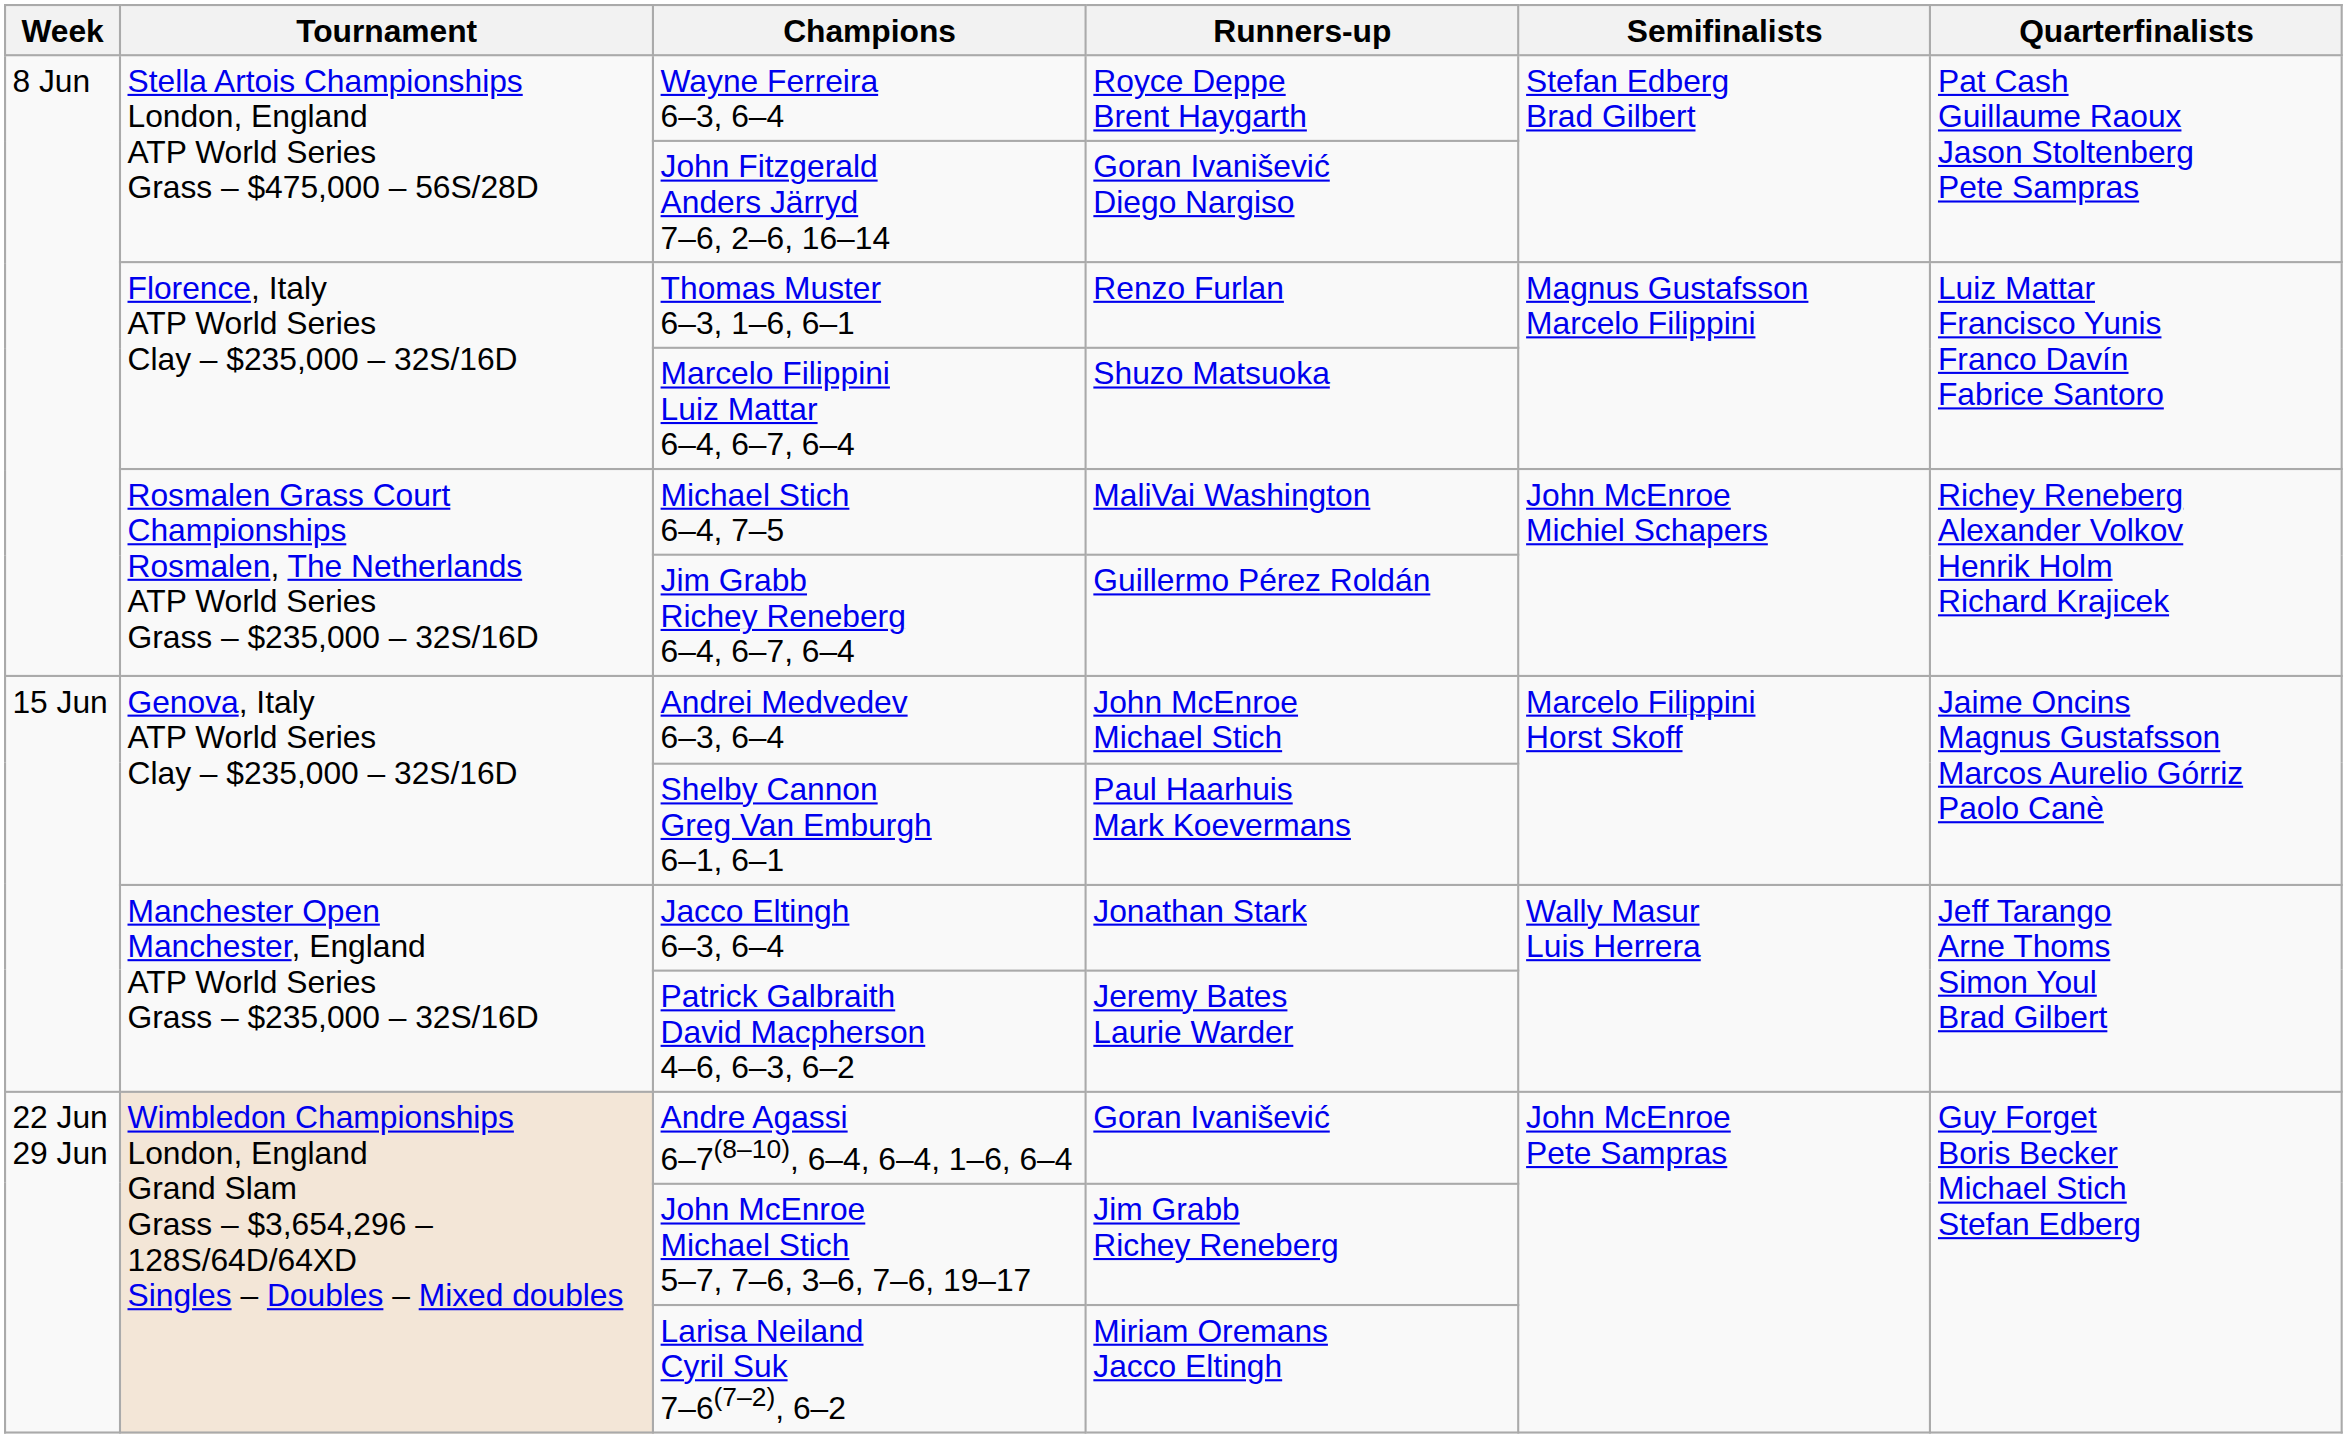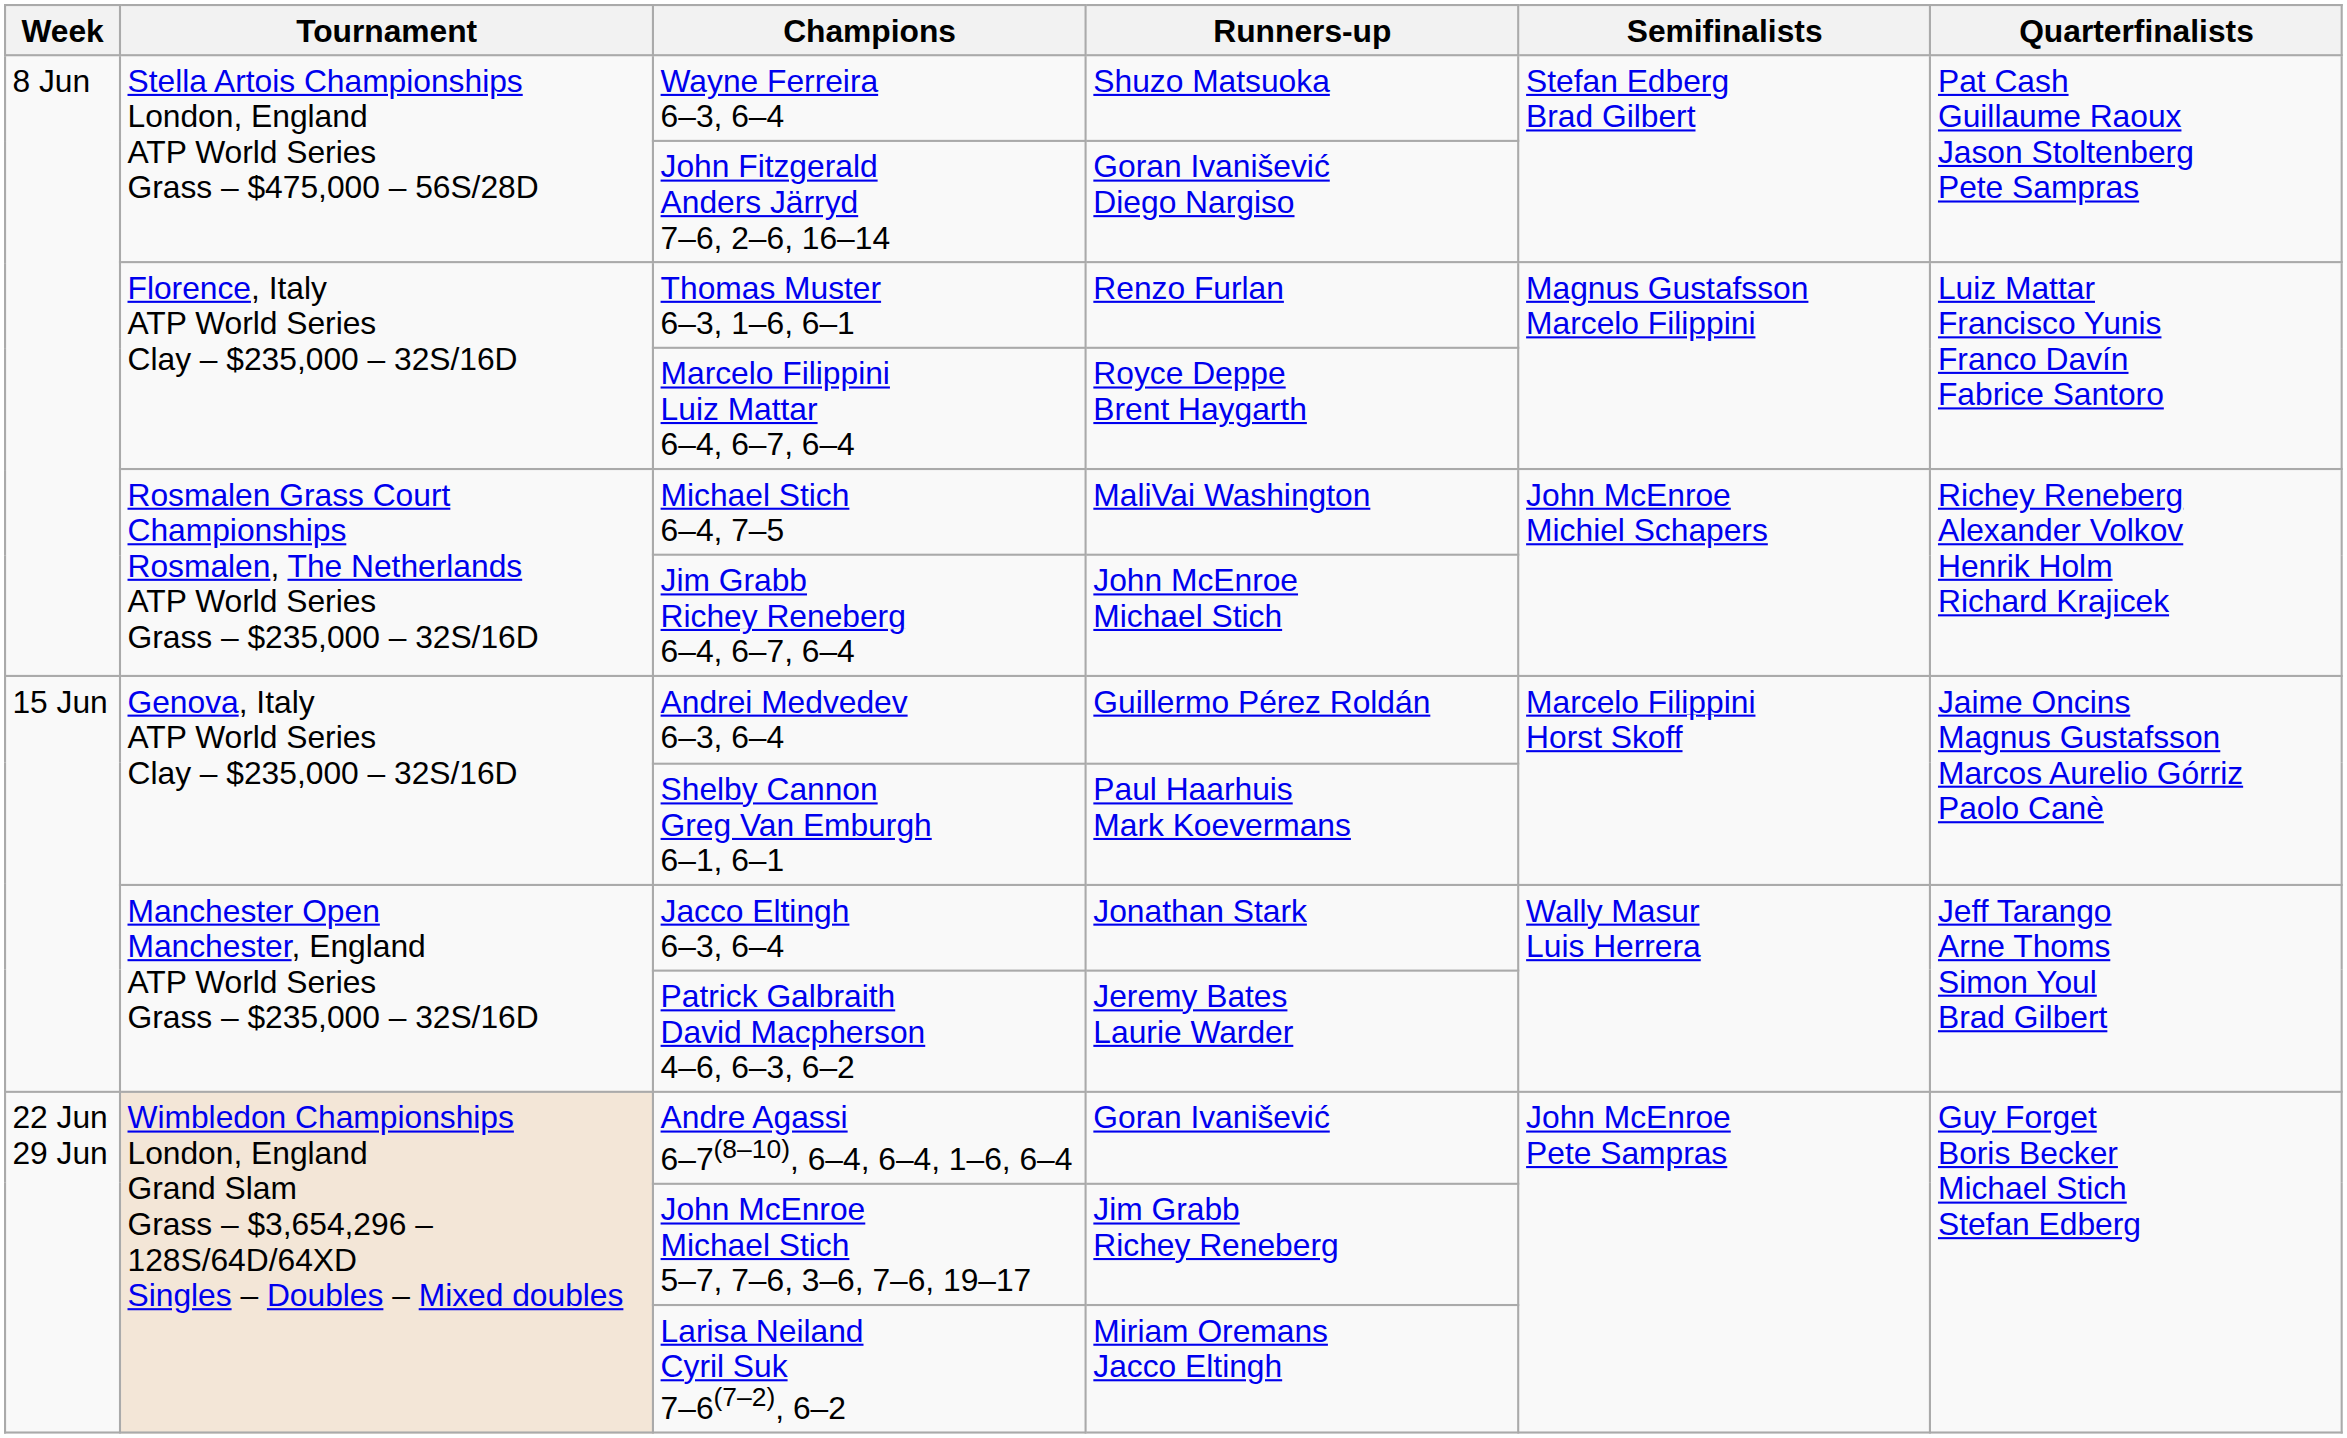(1200, 98) Royce Deppe Brent Haygarth -> (1212, 81) Shuzo Matsuoka
(1212, 374) Shuzo Matsuoka -> (1200, 391) Royce Deppe Brent Haygarth
(1262, 581) Guillermo Pérez Roldán -> (1196, 599) John McEnroe Michael Stich
(1196, 720) John McEnroe Michael Stich -> (1262, 702) Guillermo Pérez Roldán
